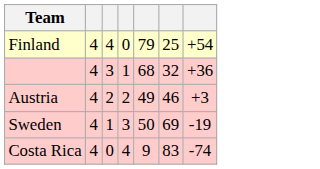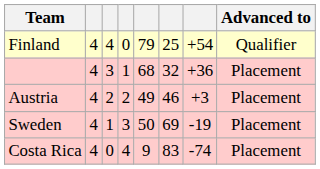+ column: (266, 17)
